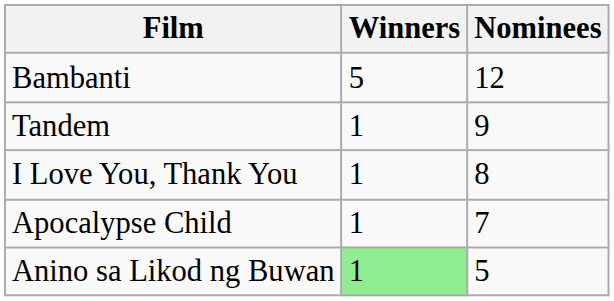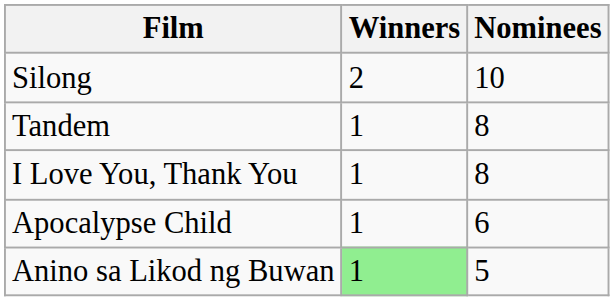- row: (71, 77)
+ row: (52, 77)
(482, 125) 9 -> (482, 125) 8
(482, 222) 7 -> (482, 222) 6
